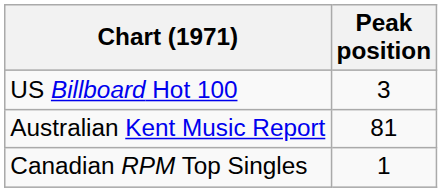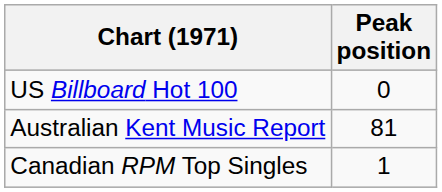(384, 89) 3 -> (384, 89) 0
